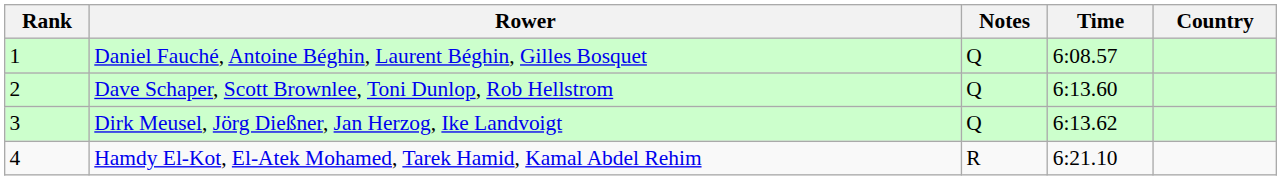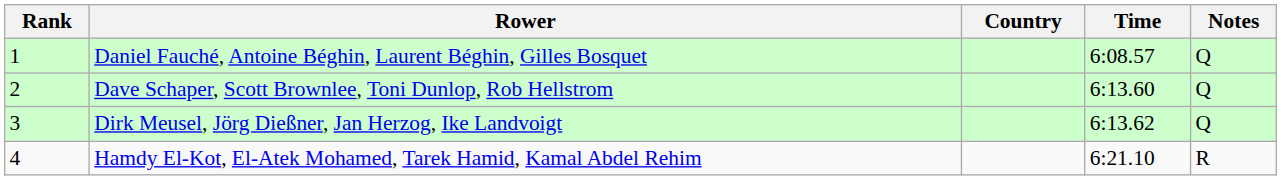columns swapped: (1215, 21) <-> (1005, 21)
